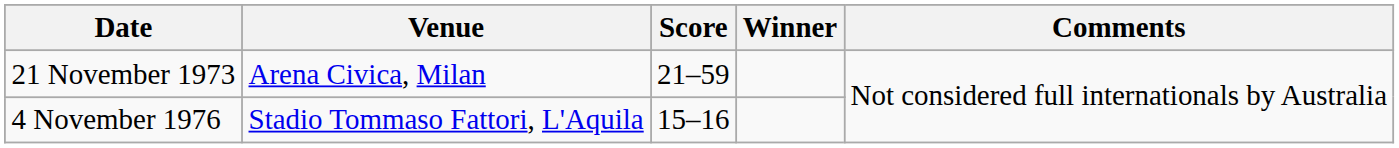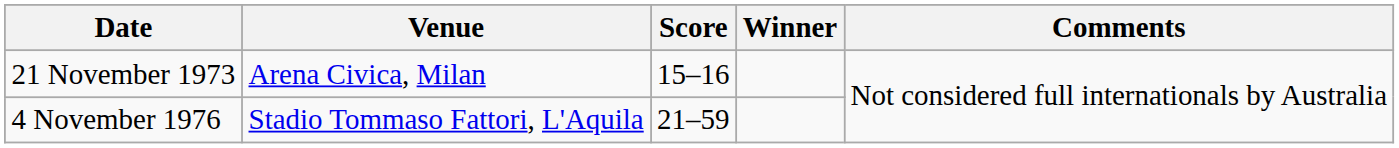(693, 73) 21–59 -> (693, 73) 15–16
(693, 119) 15–16 -> (693, 119) 21–59
